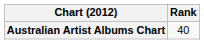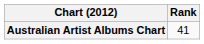(183, 30) 40 -> (183, 30) 41
